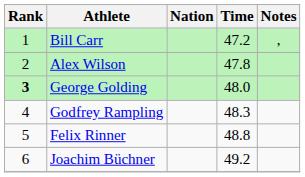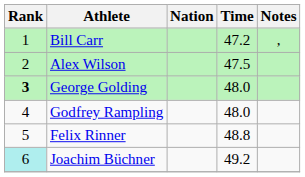(237, 64) 47.8 -> (237, 64) 47.5
(237, 111) 48.3 -> (237, 111) 48.0
(25, 159) no background -> (25, 159) paleturquoise background
